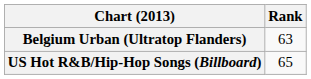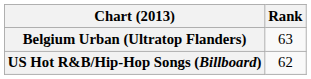(285, 62) 65 -> (285, 62) 62
